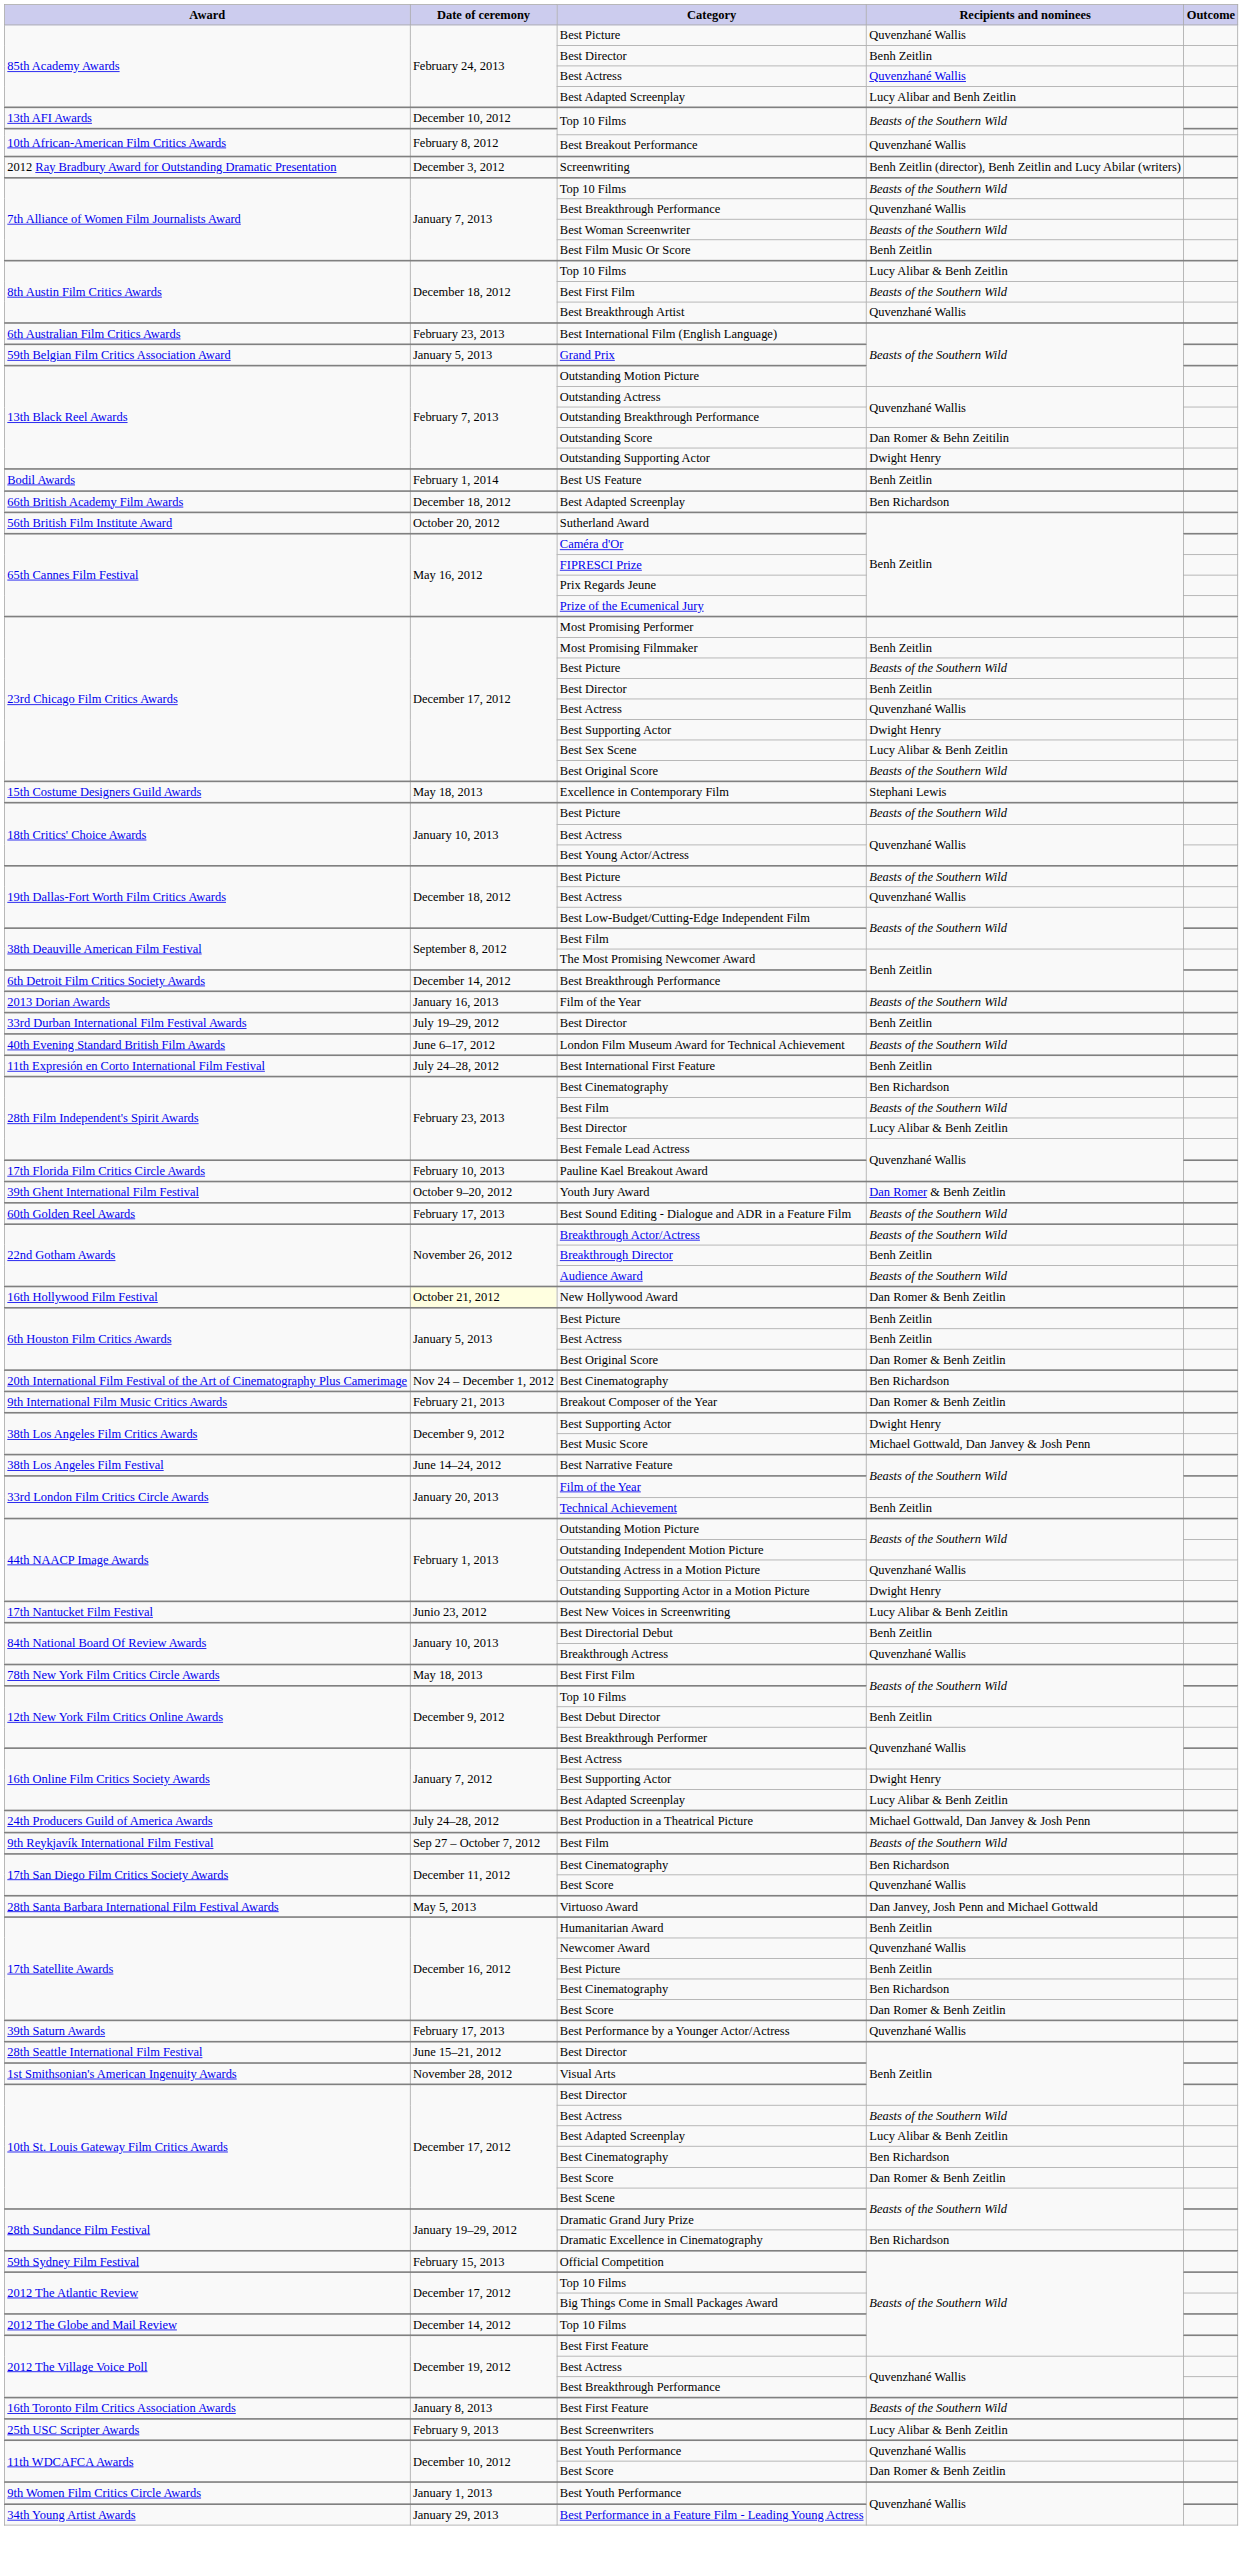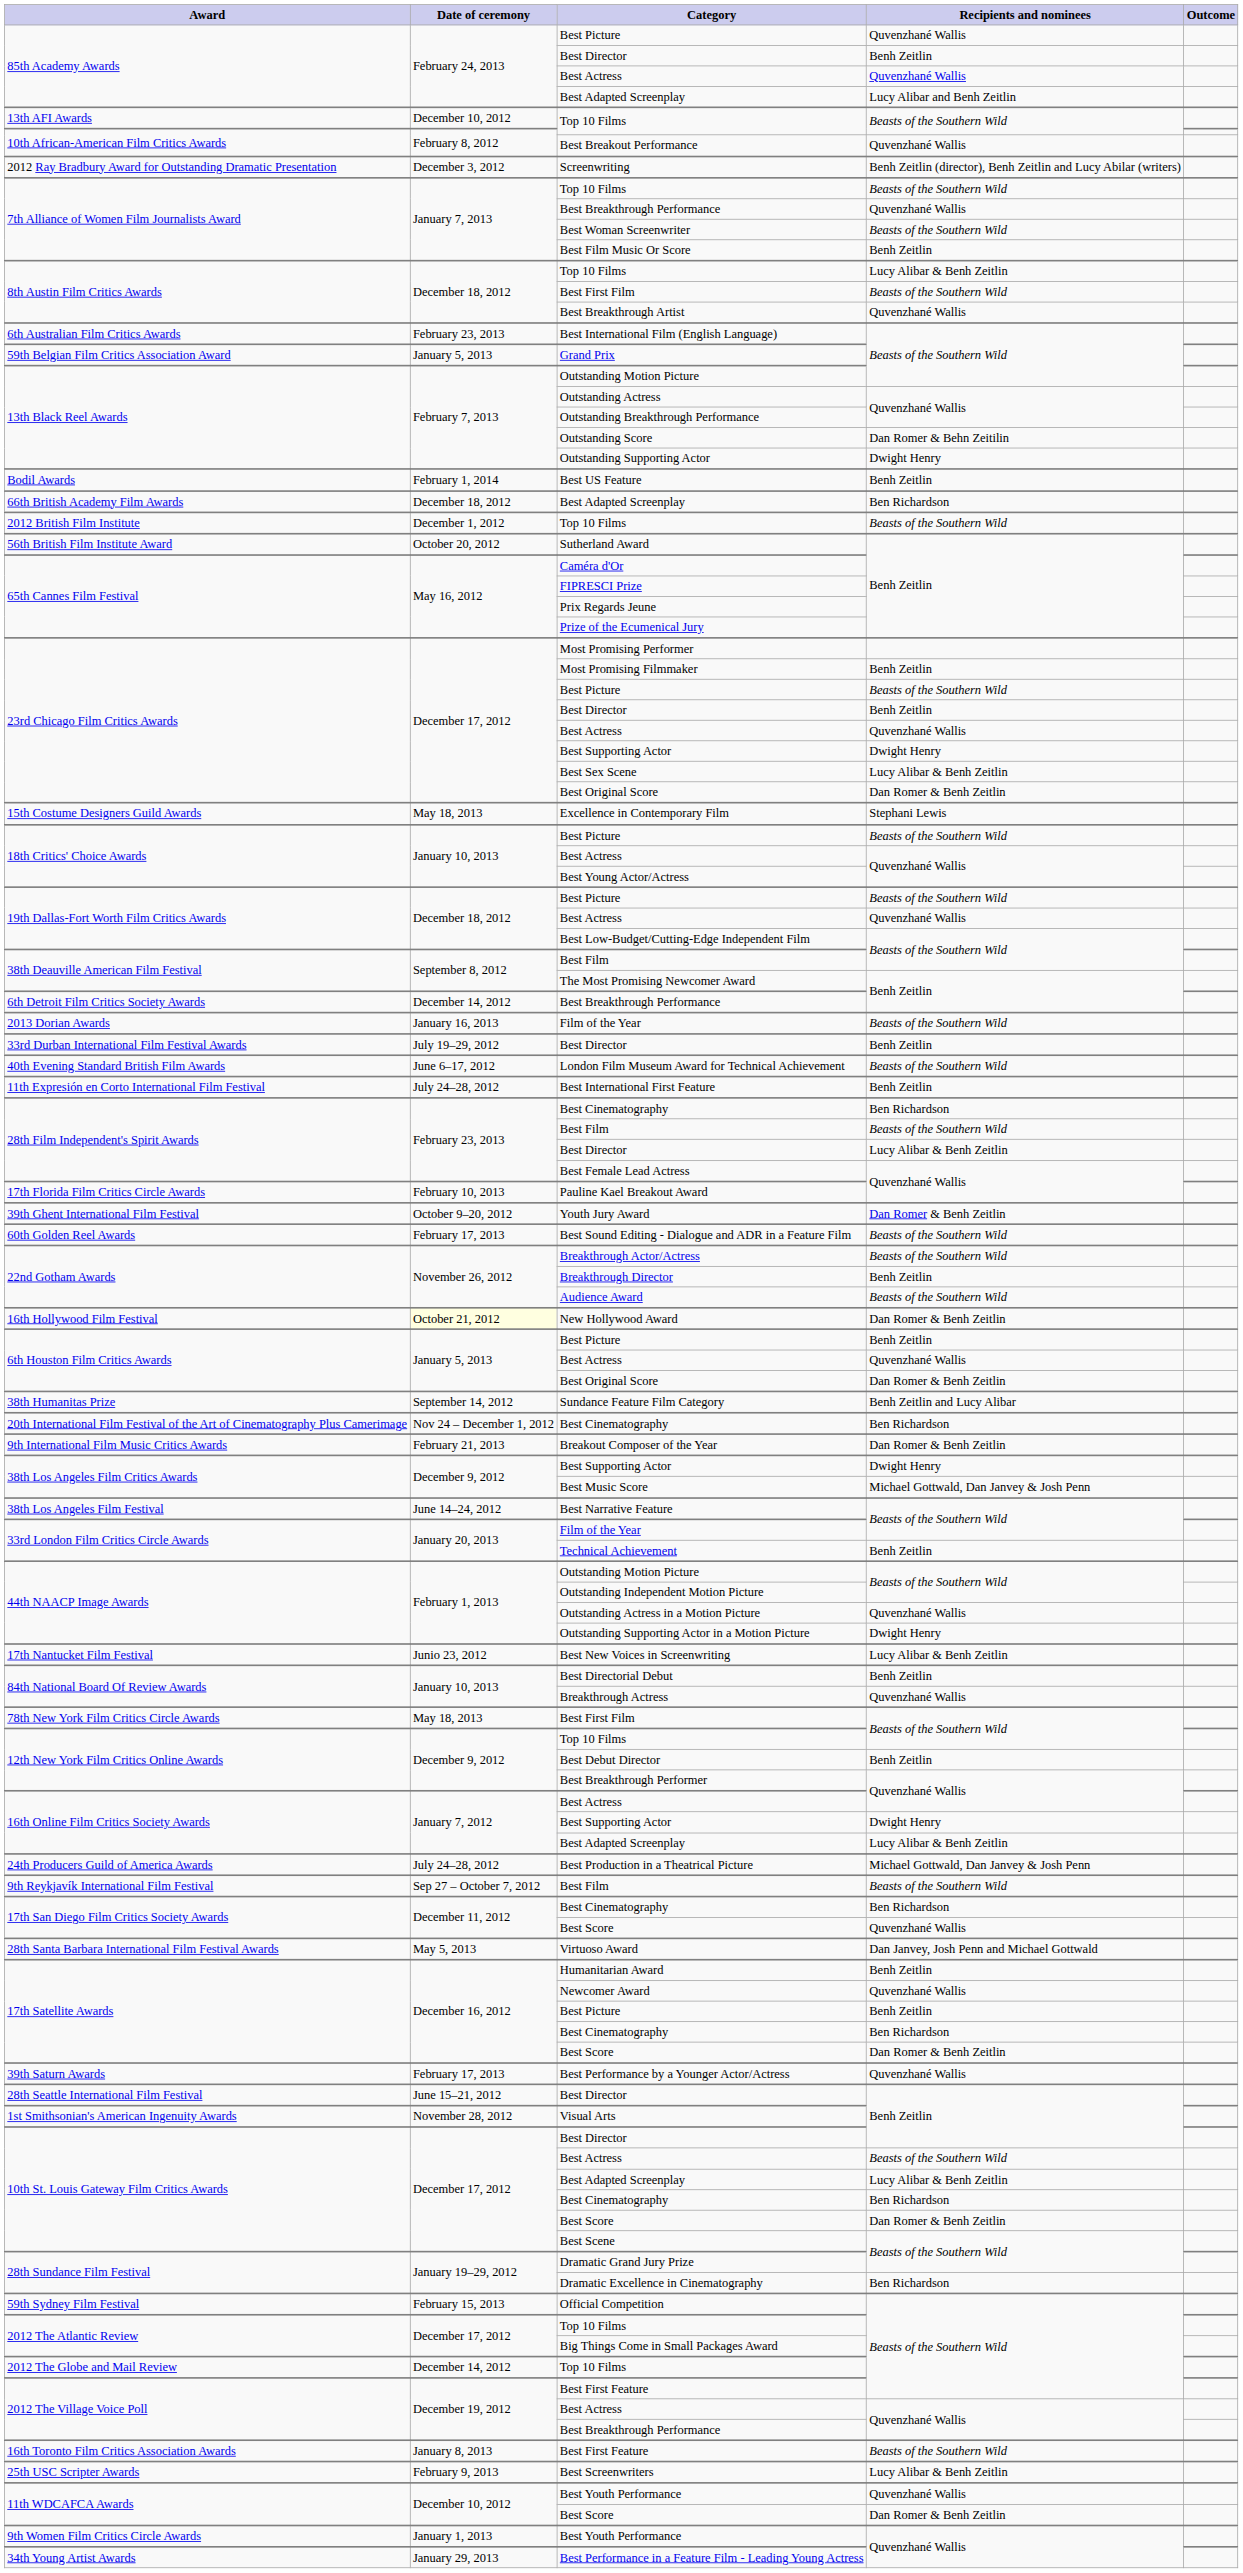+ row: (74, 523)
(938, 771) Beasts of the Southern Wild -> (937, 792) Dan Romer & Benh Zeitlin
(901, 1339) Benh Zeitlin -> (918, 1360) Quvenzhané Wallis
+ row: (61, 1402)
